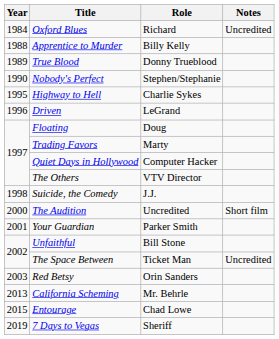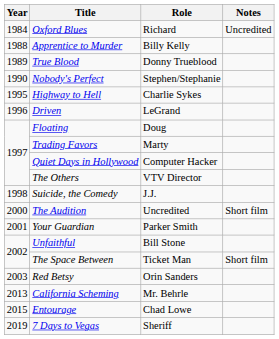(248, 260) Uncredited -> (247, 260) Short film
